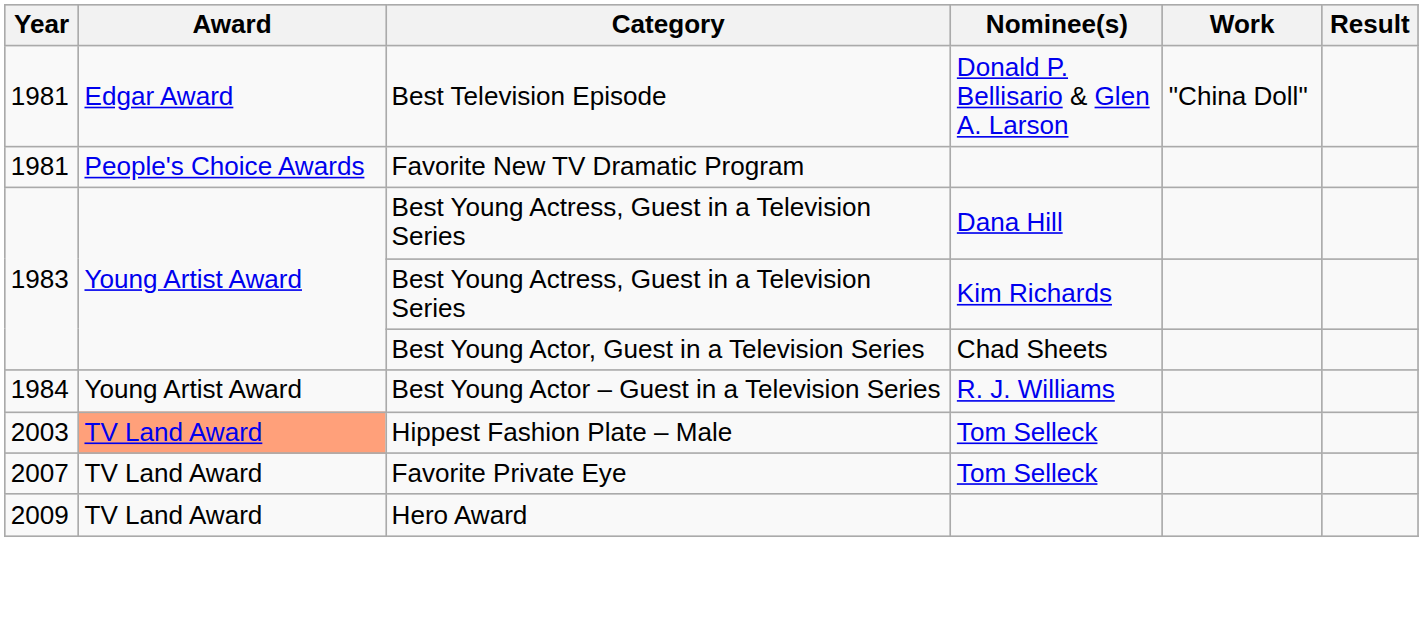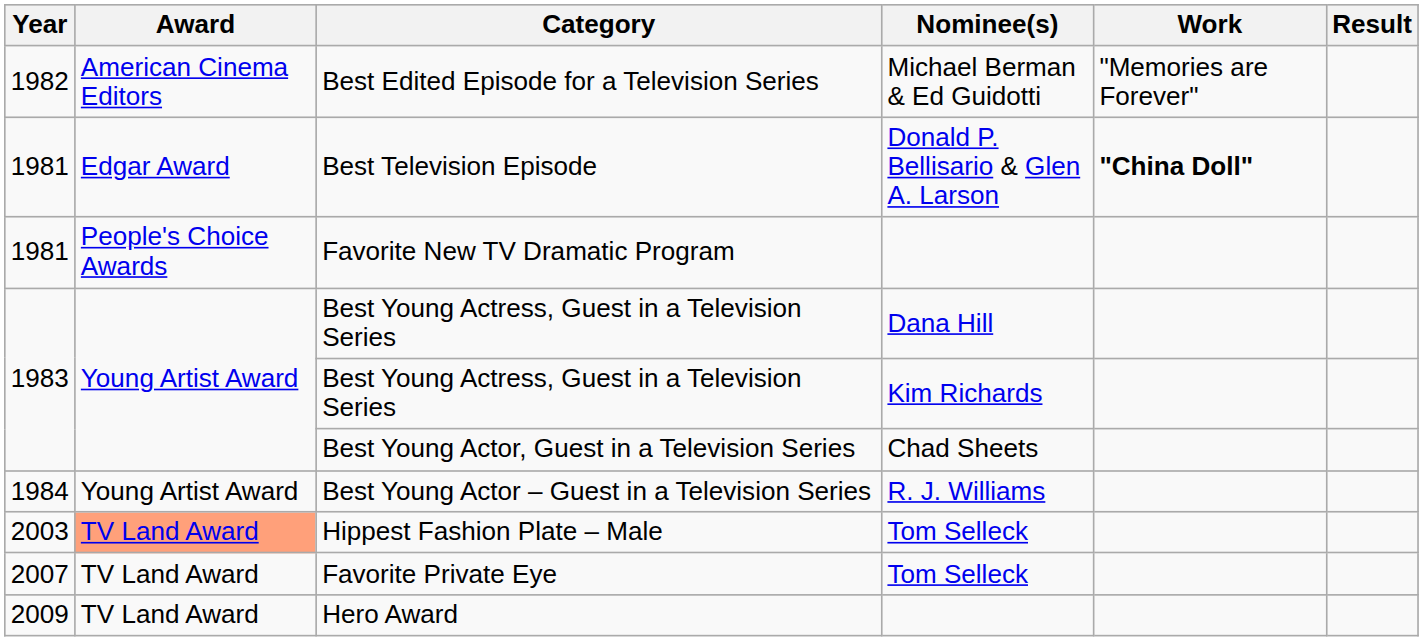+ row: (571, 81)
(1238, 95) normal -> (1176, 166) bold
